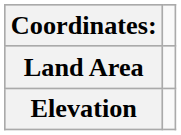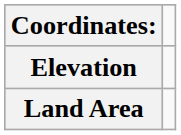rows swapped: (84, 108) <-> (84, 66)
